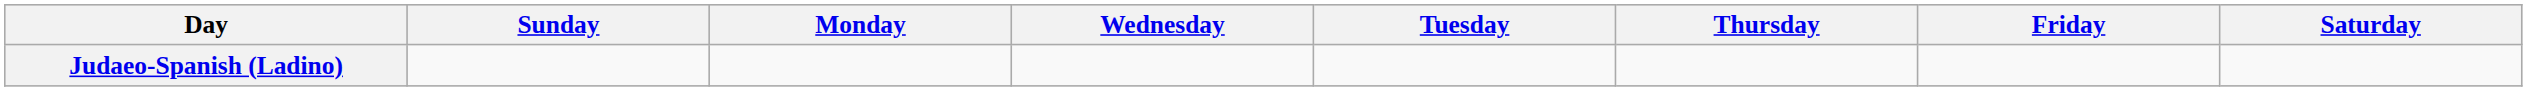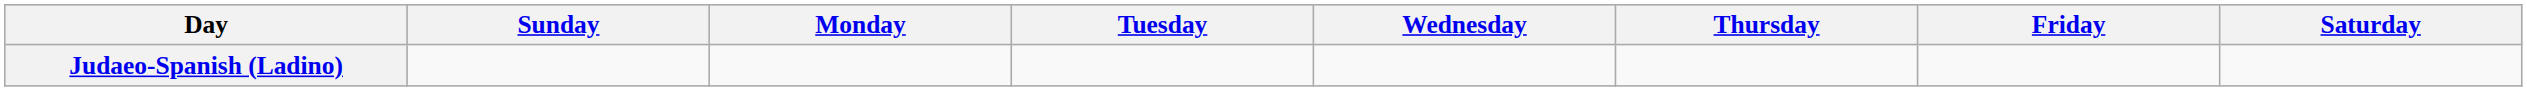columns swapped: (1465, 24) <-> (1163, 24)
